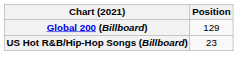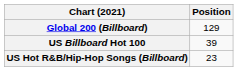+ row: (97, 43)
